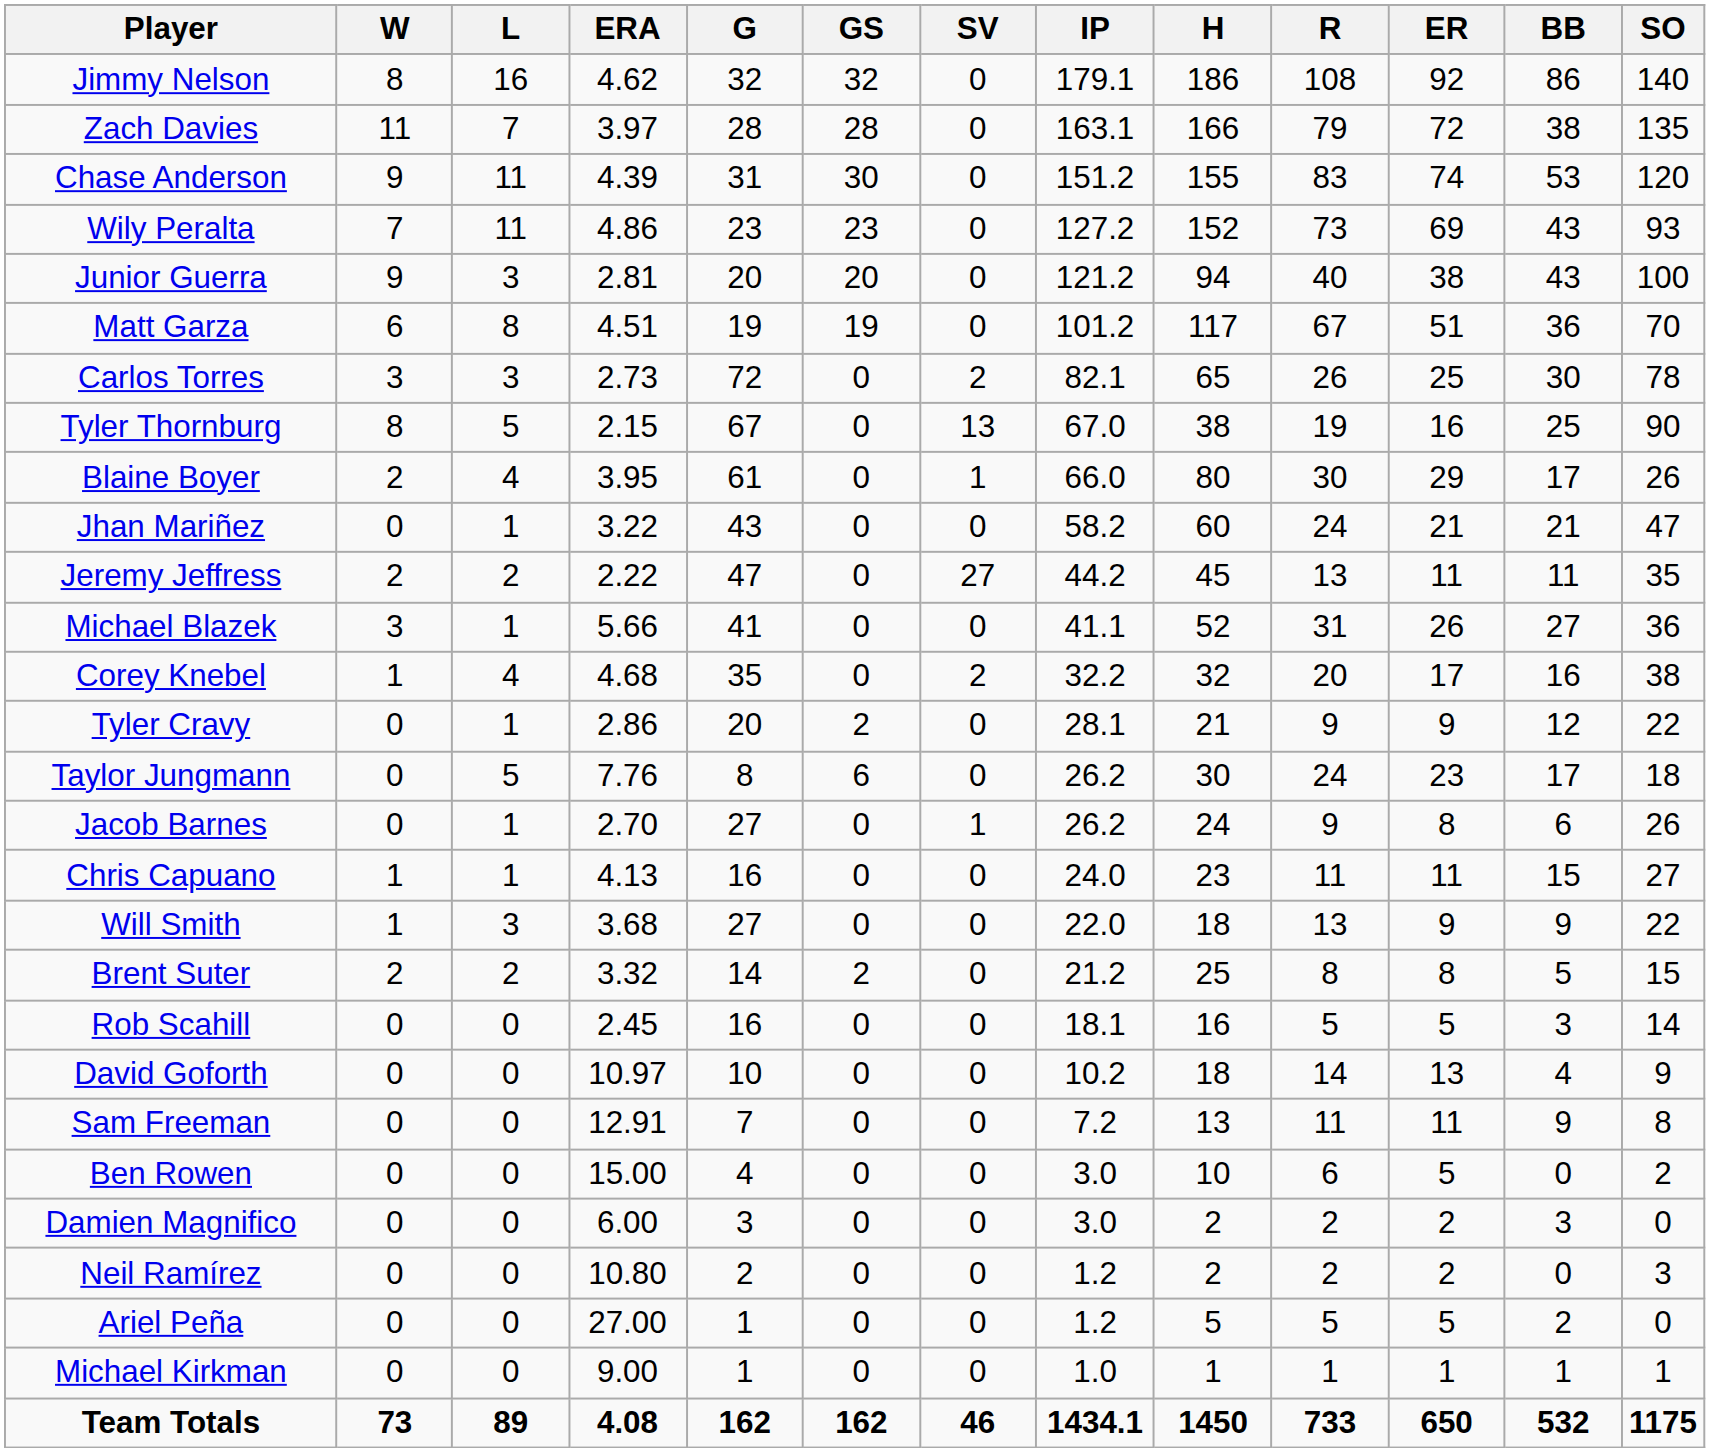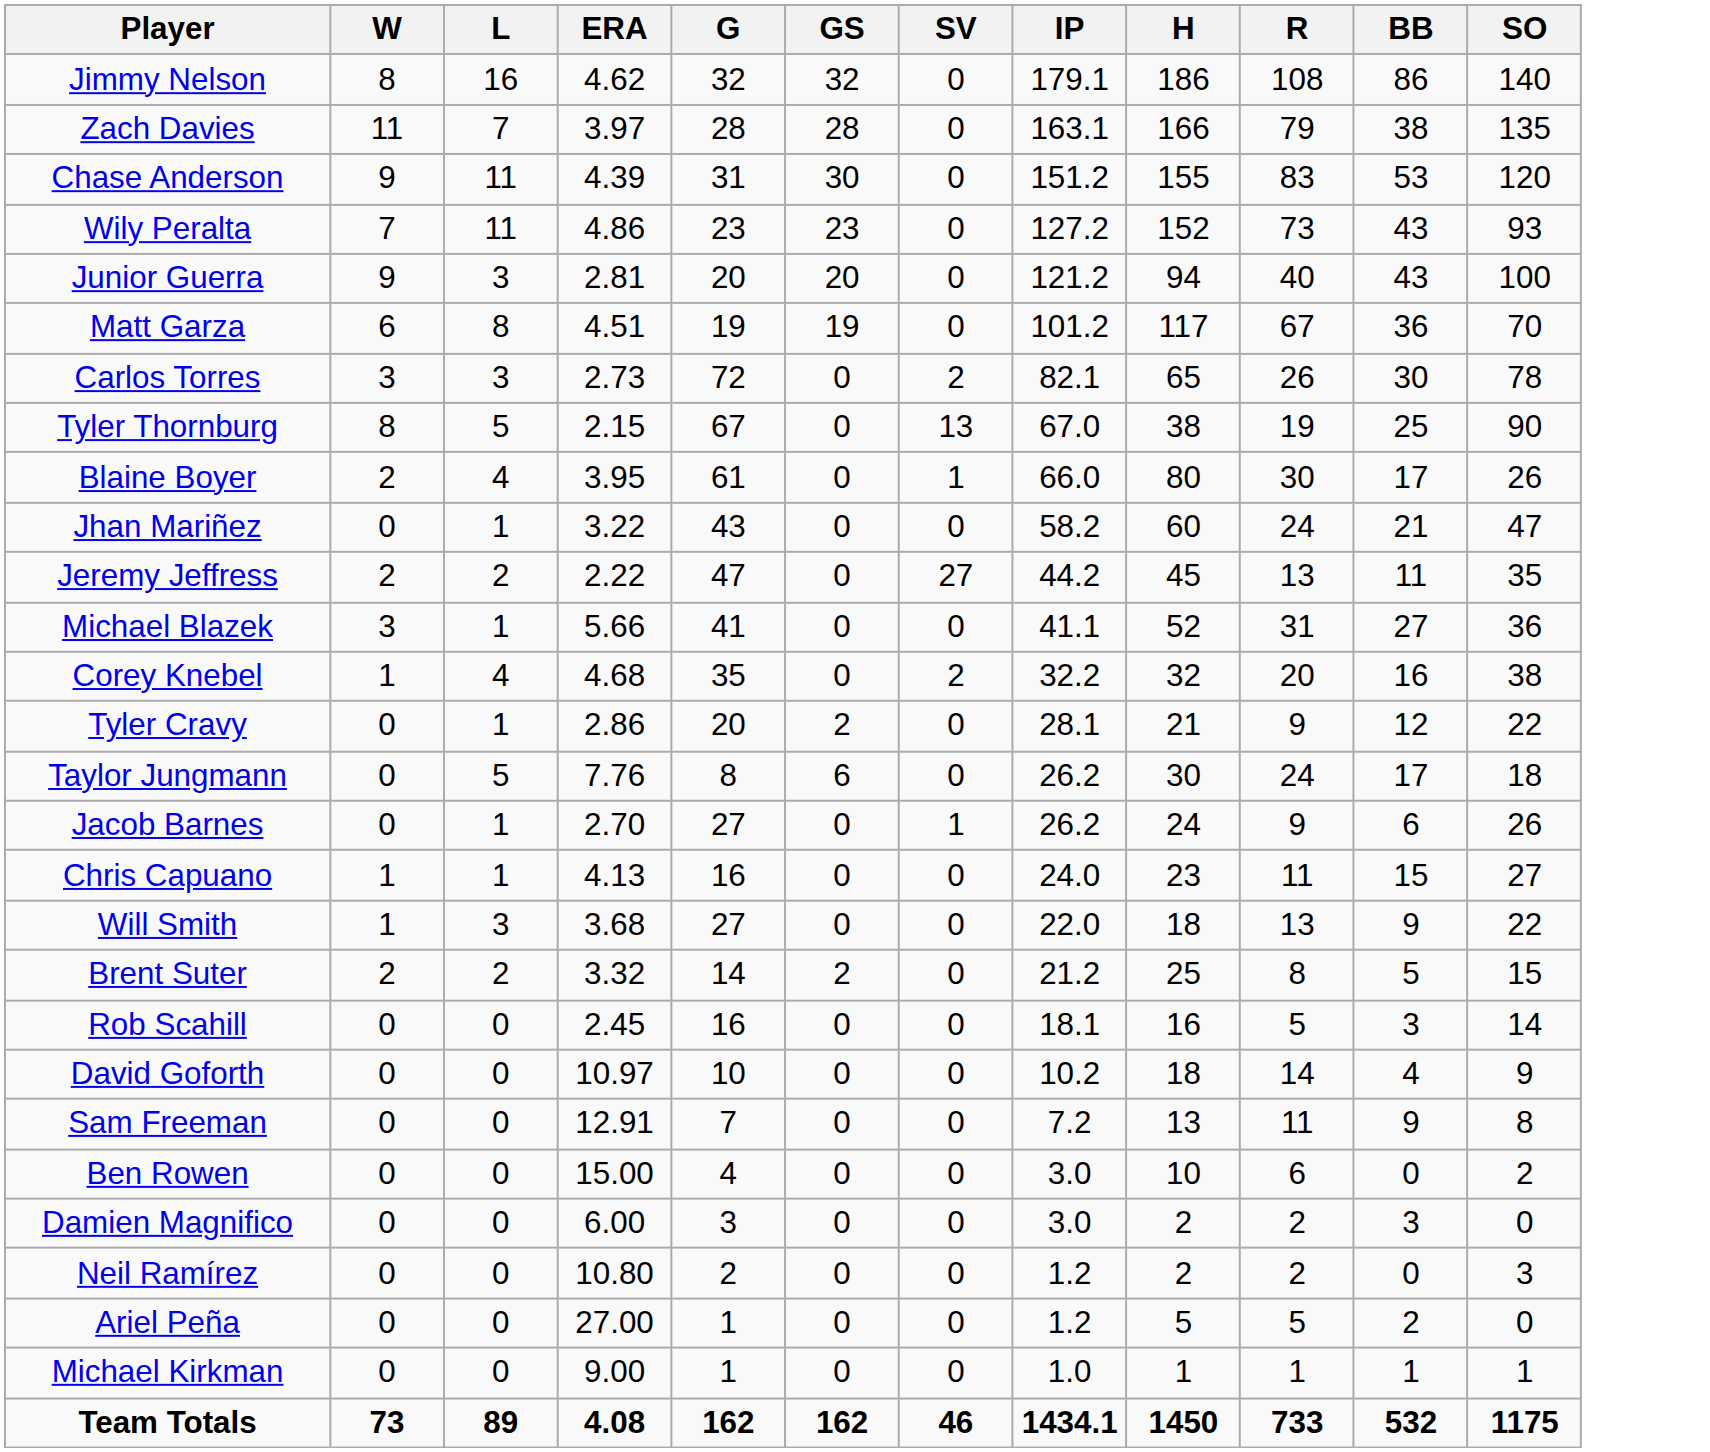- column: (1447, 29)
